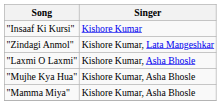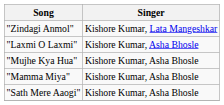- row: (41, 28)
+ row: (43, 92)
